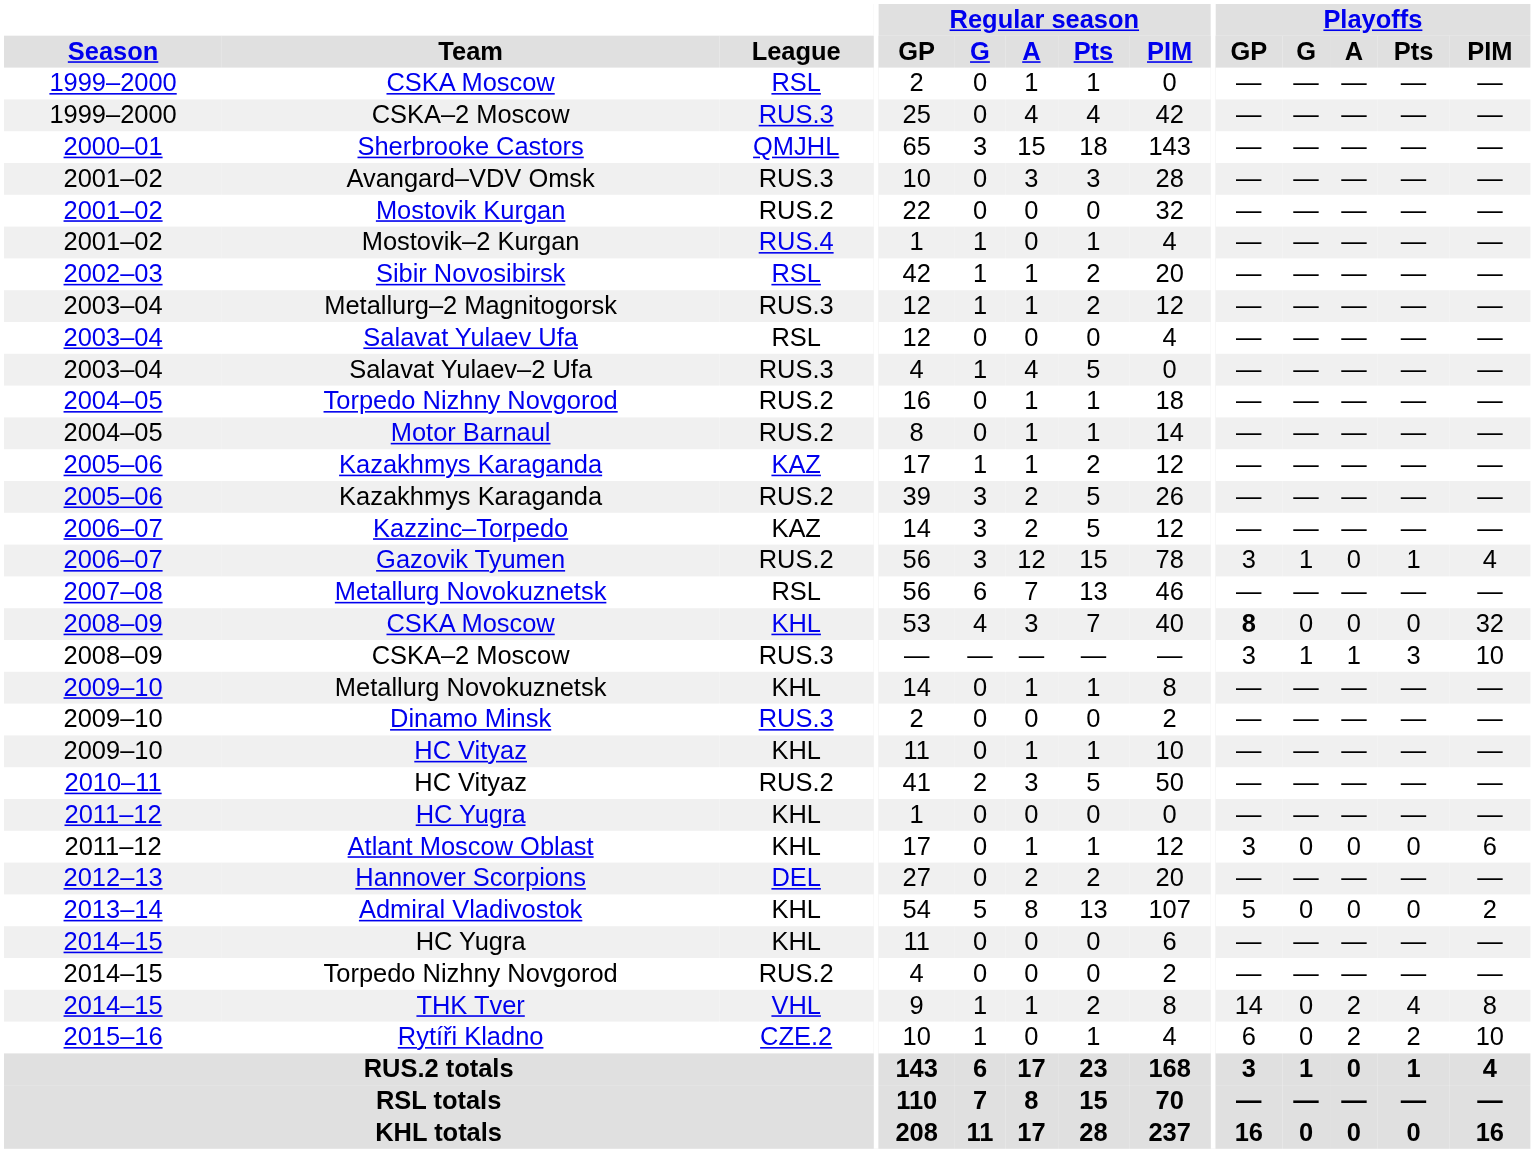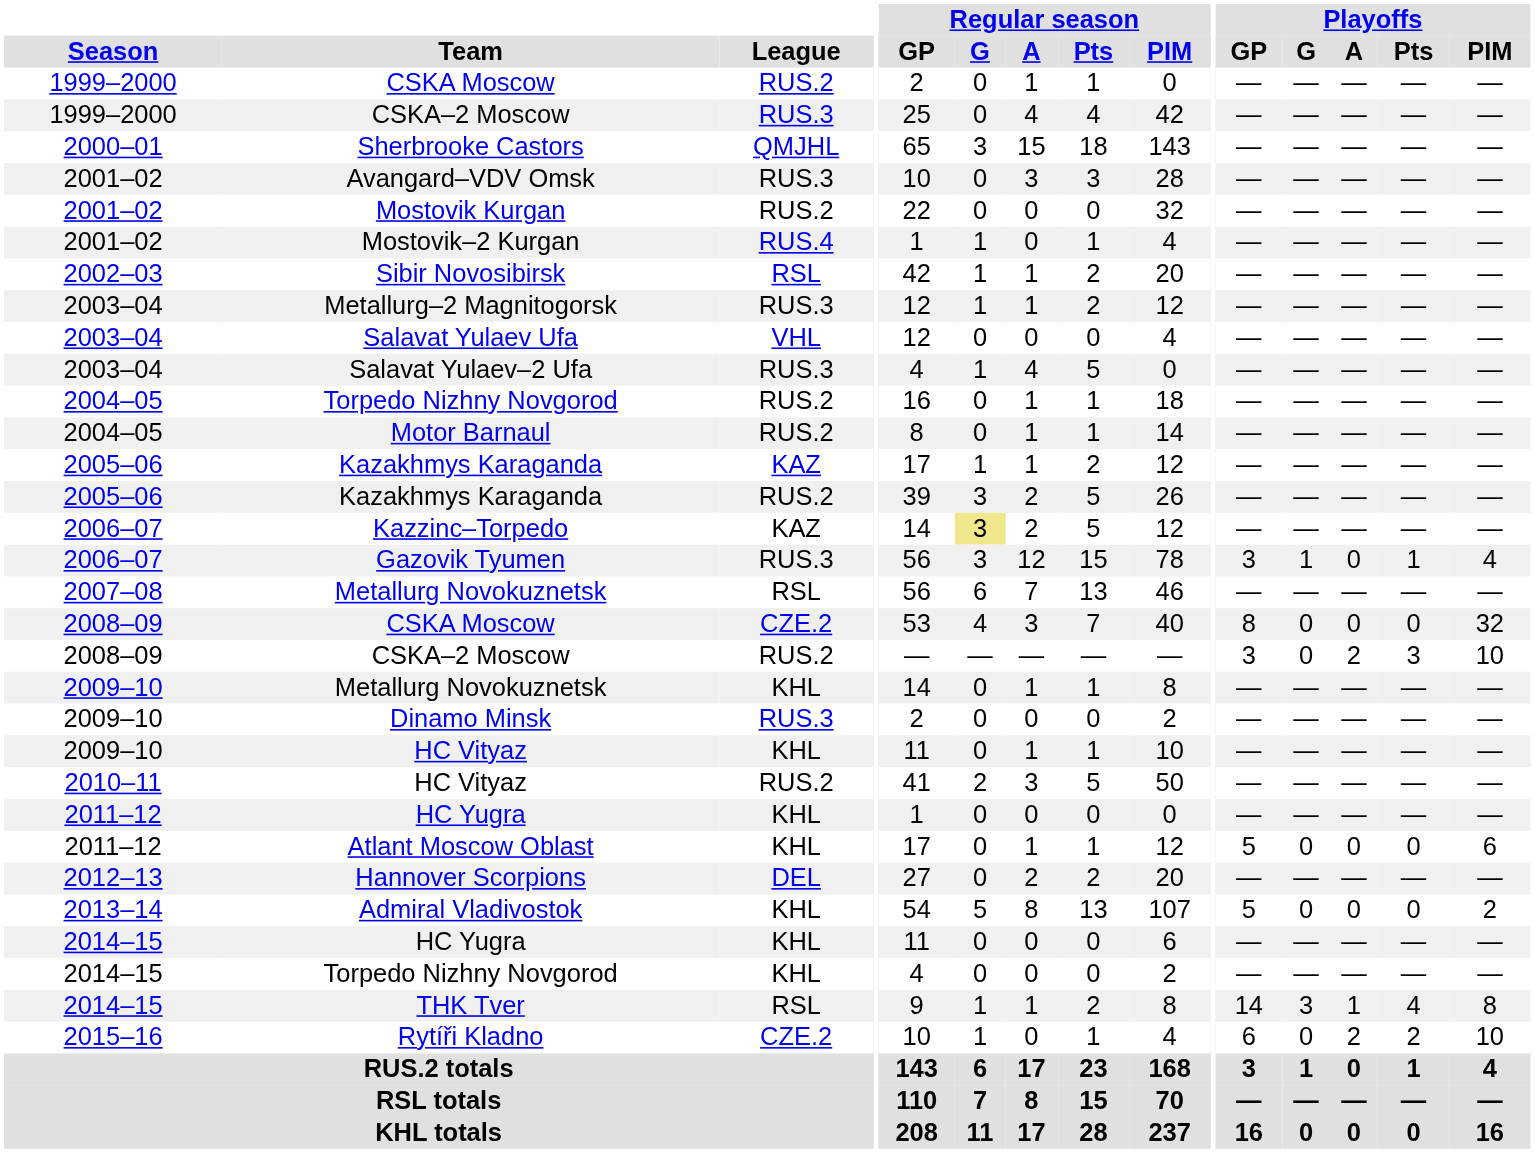(796, 83) RSL -> (796, 83) RUS.2
(796, 337) RSL -> (796, 337) VHL
(980, 528) no background -> (980, 528) khaki background
(796, 560) RUS.2 -> (796, 560) RUS.3
(796, 623) KHL -> (796, 623) CZE.2
(1249, 623) bold -> (1249, 623) normal
(796, 655) RUS.3 -> (796, 655) RUS.2
(1306, 655) 1 -> (1306, 655) 0
(1354, 655) 1 -> (1354, 655) 2
(1249, 846) 3 -> (1249, 846) 5
(796, 973) RUS.2 -> (796, 973) KHL
(796, 1005) VHL -> (796, 1005) RSL
(1306, 1005) 0 -> (1306, 1005) 3
(1354, 1005) 2 -> (1354, 1005) 1
